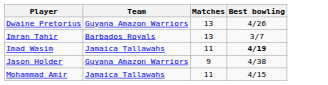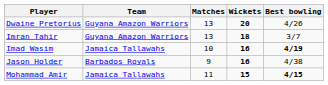+ column: (245, 11)
(120, 36) Barbados Royals -> (137, 36) Guyana Amazon Warriors
(208, 49) 11 -> (208, 49) 10
(137, 62) Guyana Amazon Warriors -> (120, 62) Barbados Royals
(257, 74) normal -> (293, 74) bold
